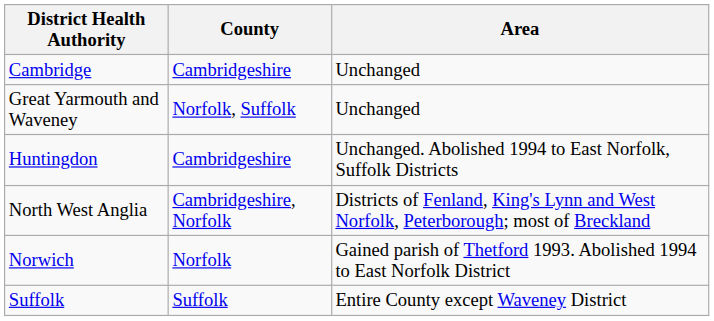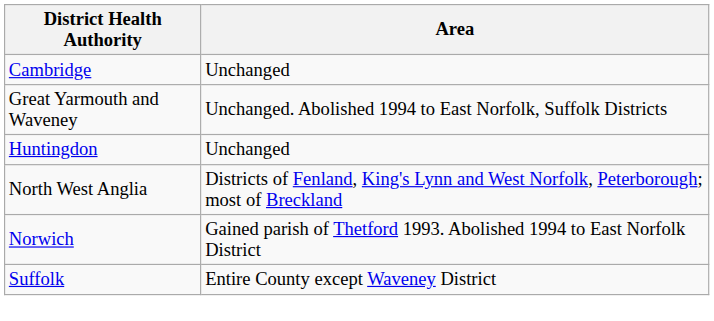- column: (250, 29)
(378, 109) Unchanged -> (436, 109) Unchanged. Abolished 1994 to East Norfolk, Suffolk Districts
(503, 159) Unchanged. Abolished 1994 to East Norfolk, Suffolk Districts -> (247, 149) Unchanged
